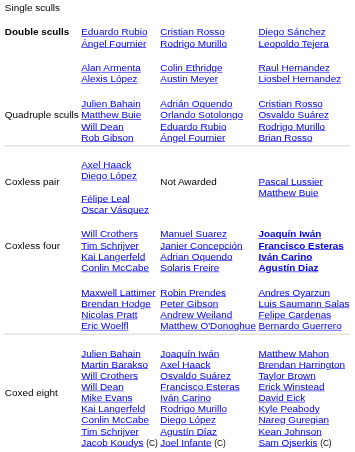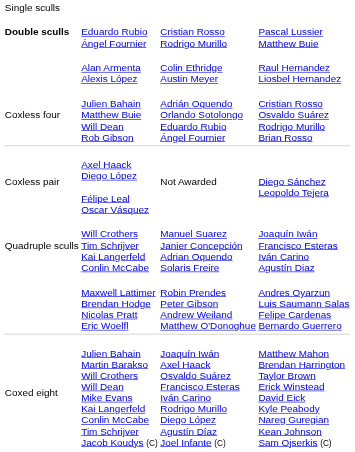(294, 38) Diego Sánchez Leopoldo Tejera -> (291, 38) Pascal Lussier Matthew Buie
(42, 115) Quadruple sculls -> (32, 115) Coxless four
(291, 187) Pascal Lussier Matthew Buie -> (294, 187) Diego Sánchez Leopoldo Tejera
(32, 245) Coxless four -> (42, 245) Quadruple sculls
(301, 251) bold -> (298, 251) normal
